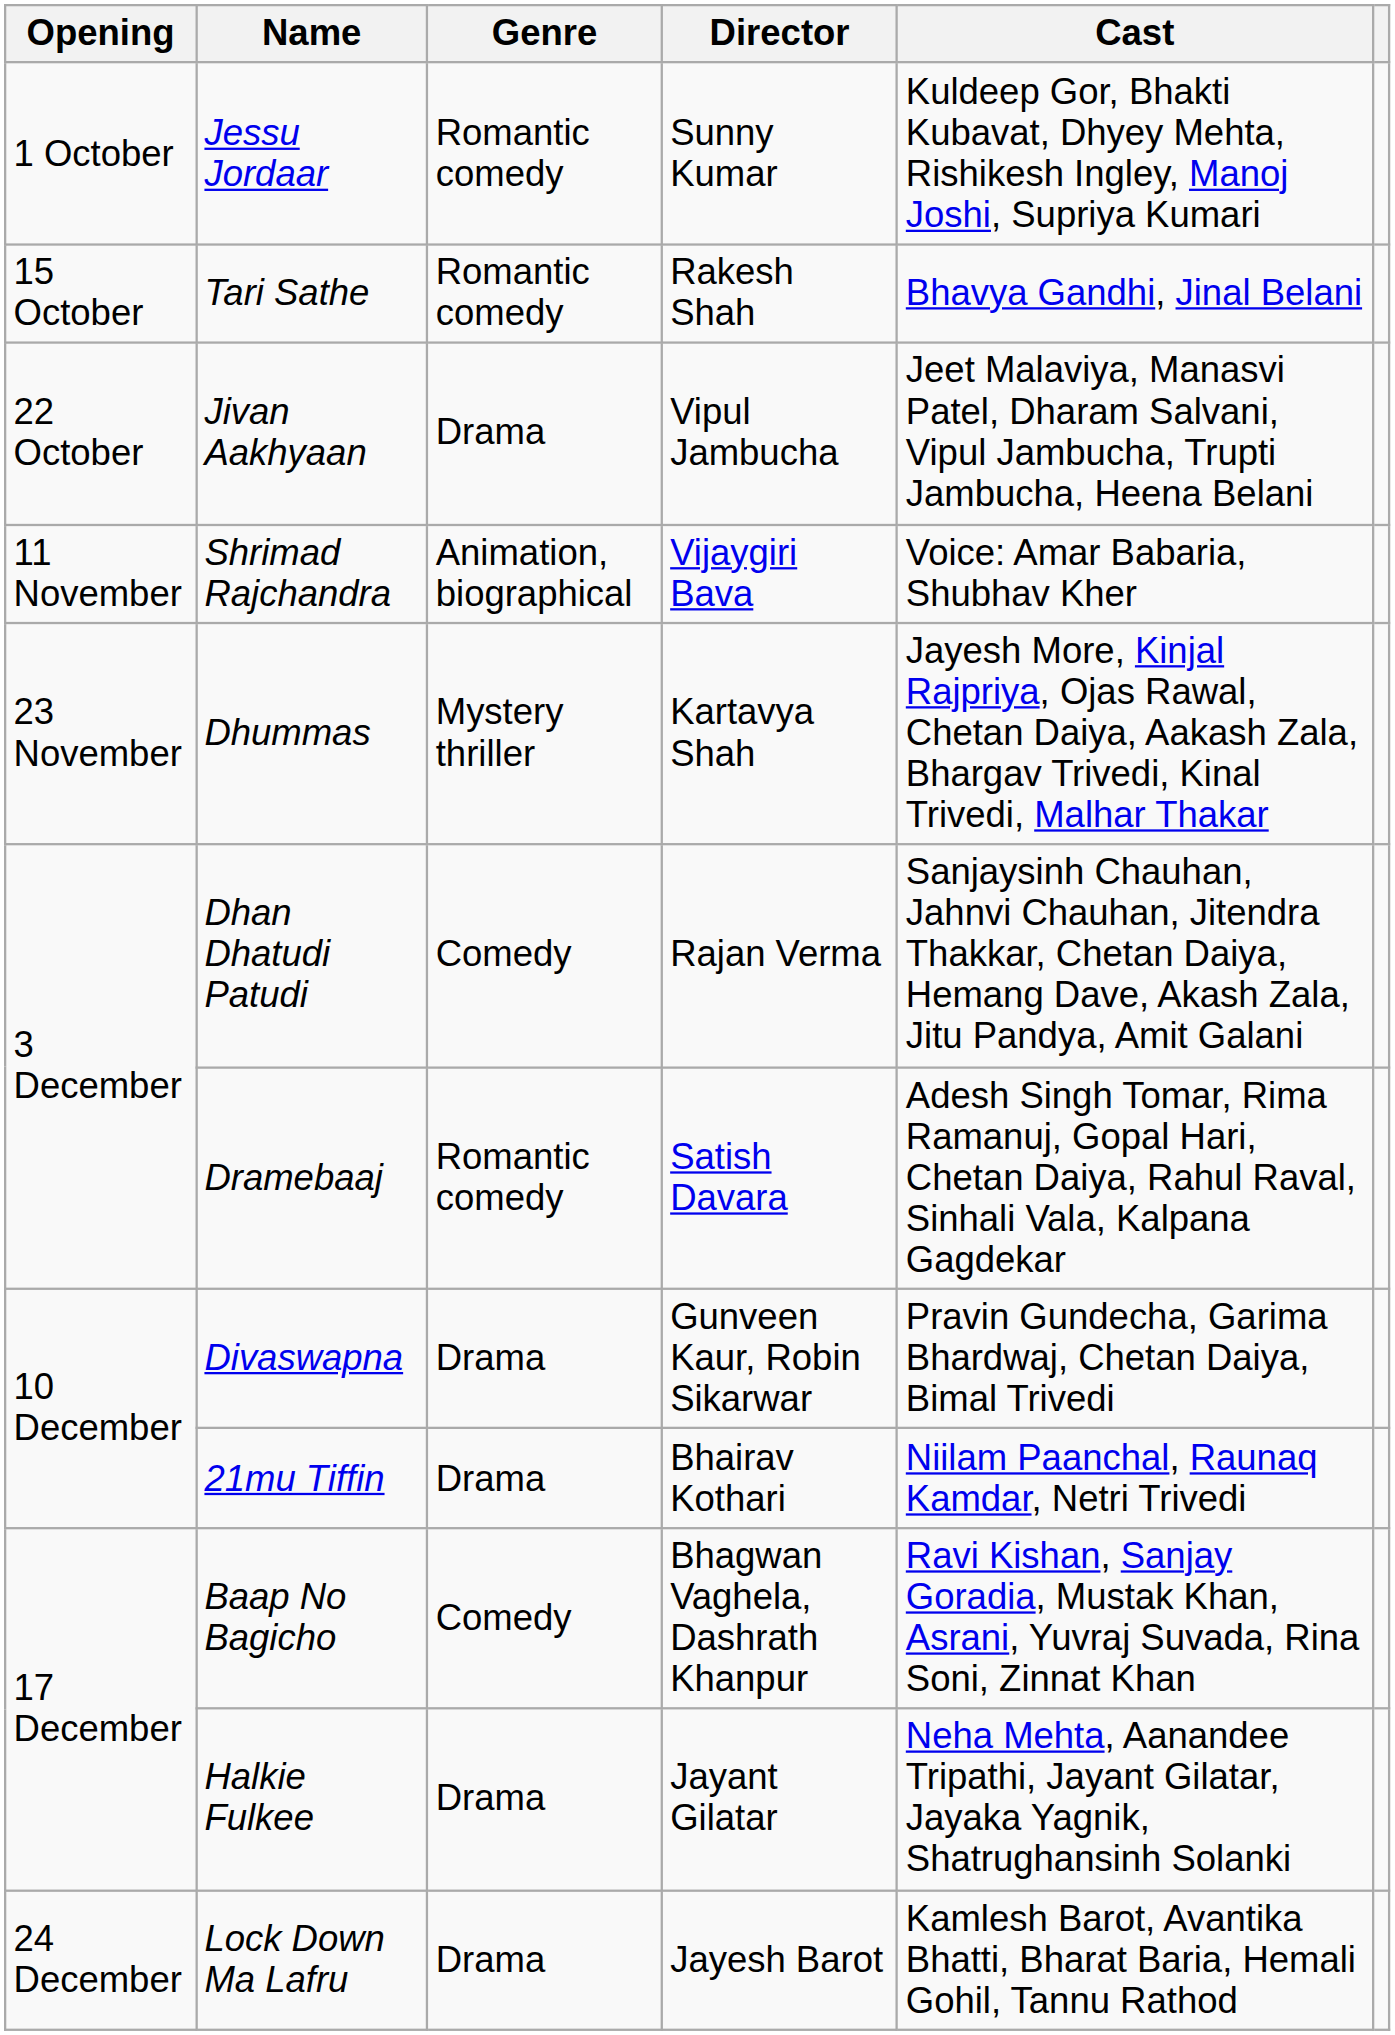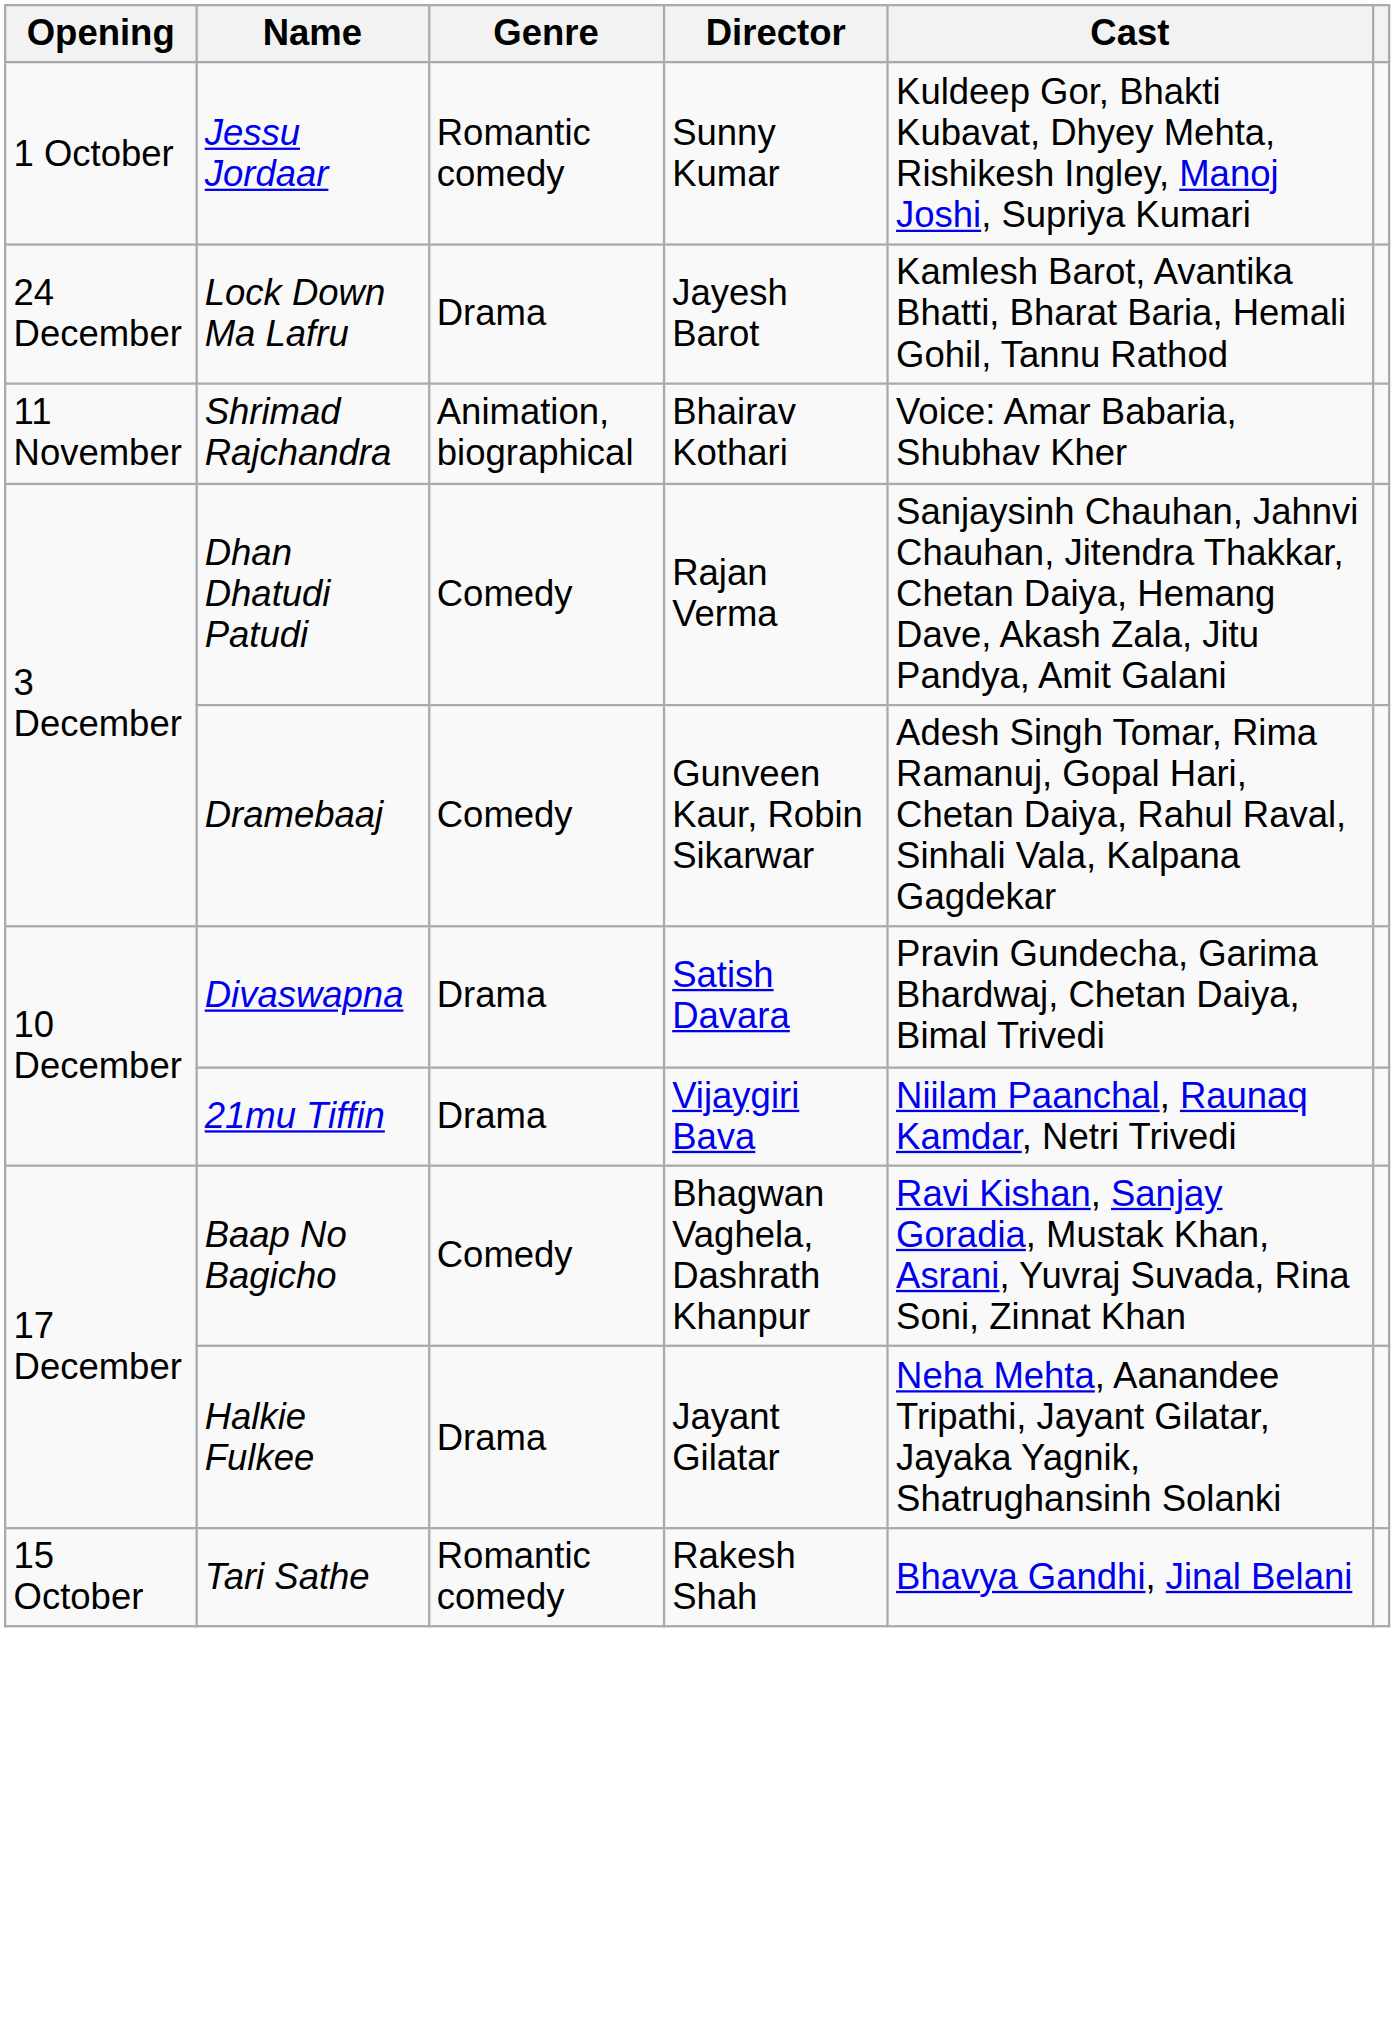rows swapped: (287, 292) <-> (295, 1958)
- row: (286, 432)
(734, 572) Vijaygiri Bava -> (734, 432) Bhairav Kothari
- row: (288, 733)
(513, 1177) Romantic comedy -> (505, 815) Comedy
(729, 1177) Satish Davara -> (767, 815) Gunveen Kaur, Robin Sikarwar
(765, 1358) Gunveen Kaur, Robin Sikarwar -> (731, 996) Satish Davara
(732, 1477) Bhairav Kothari -> (736, 1115) Vijaygiri Bava
